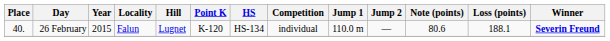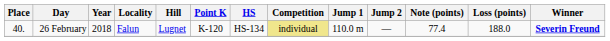(102, 28) 2015 -> (102, 28) 2018
(298, 28) no background -> (298, 28) khaki background
(437, 28) 80.6 -> (437, 28) 77.4
(499, 28) 188.1 -> (499, 28) 188.0
